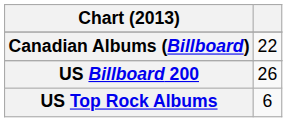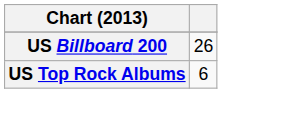- row: (129, 46)
